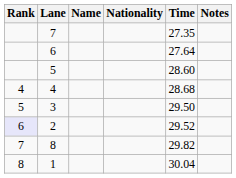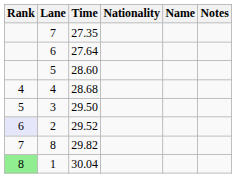columns swapped: (86, 13) <-> (182, 13)
(21, 164) no background -> (21, 164) lightgreen background
